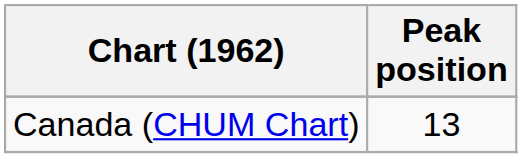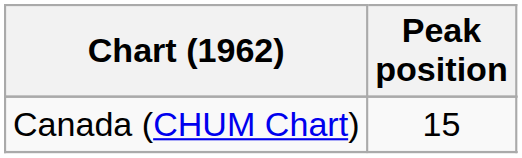(441, 123) 13 -> (441, 123) 15
